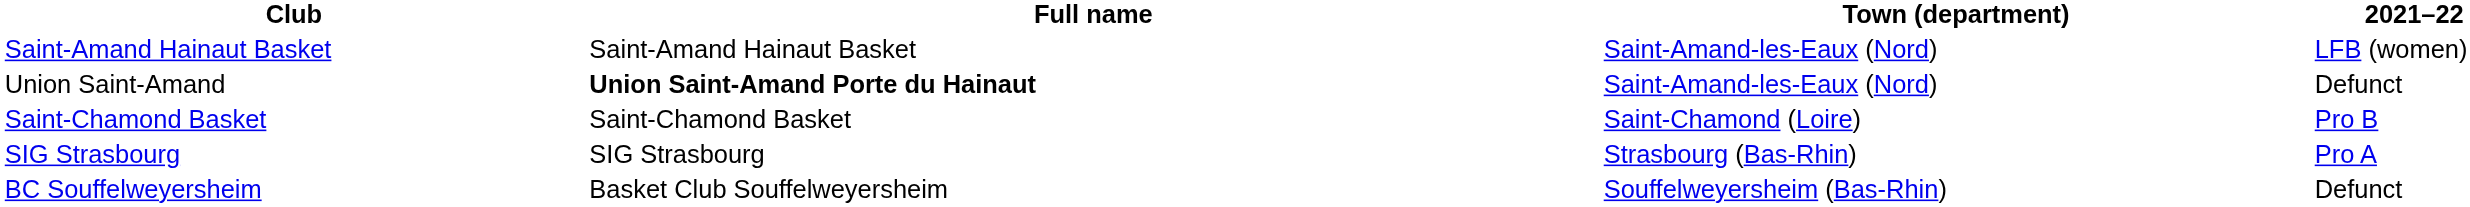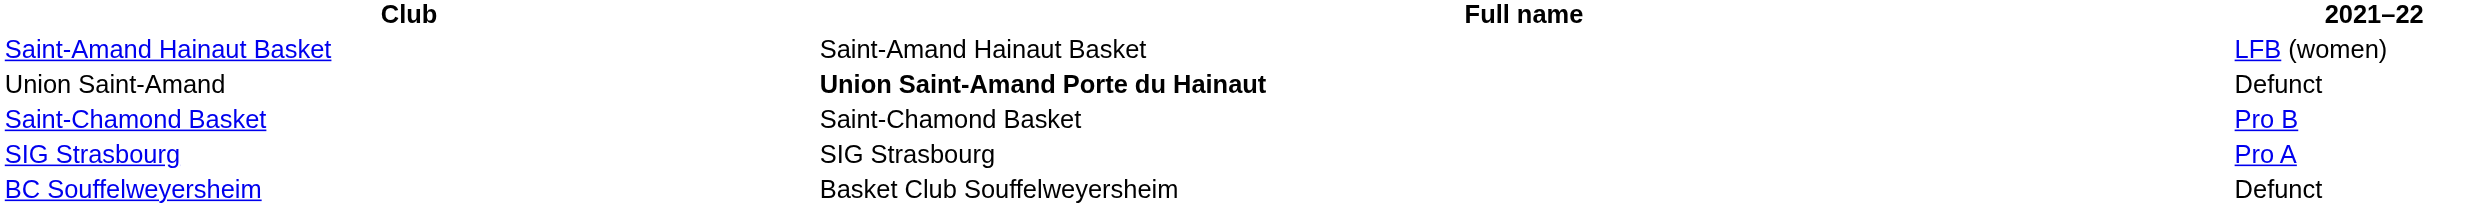- column: (1956, 14)
